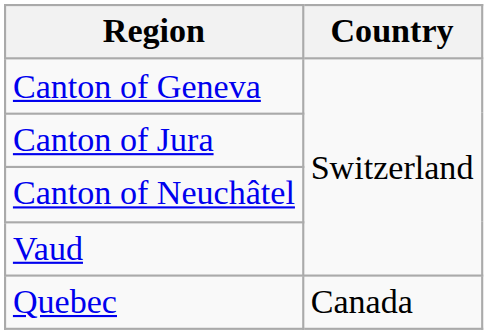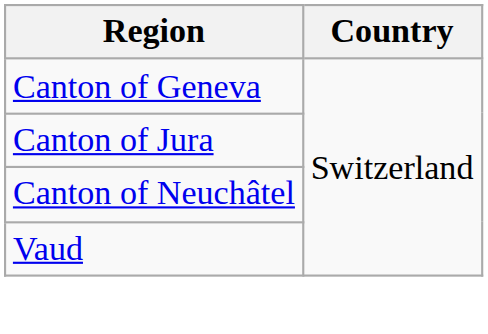- row: (65, 301)
